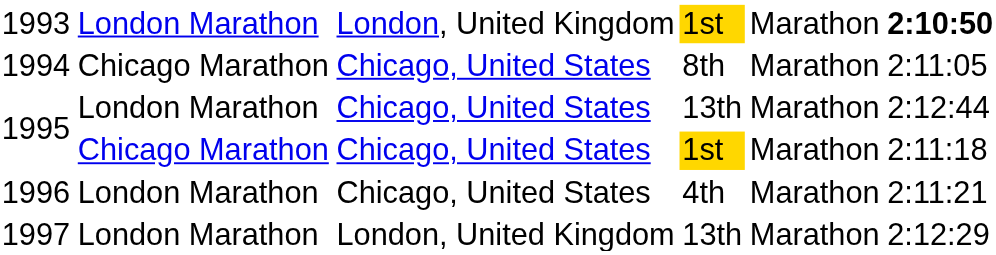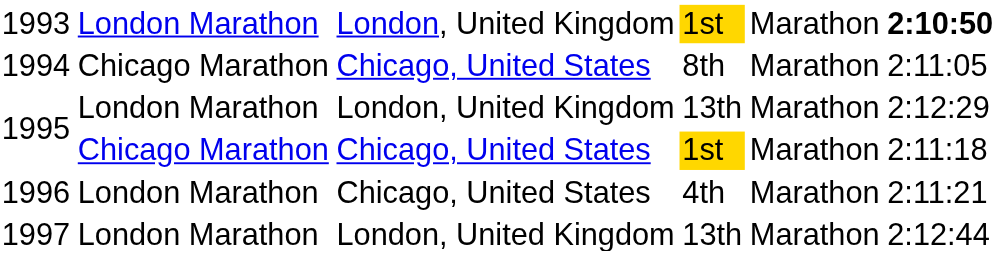(494, 108) Chicago, United States -> (506, 108) London, United Kingdom
(939, 108) 2:12:44 -> (939, 108) 2:12:29
(939, 234) 2:12:29 -> (939, 234) 2:12:44
